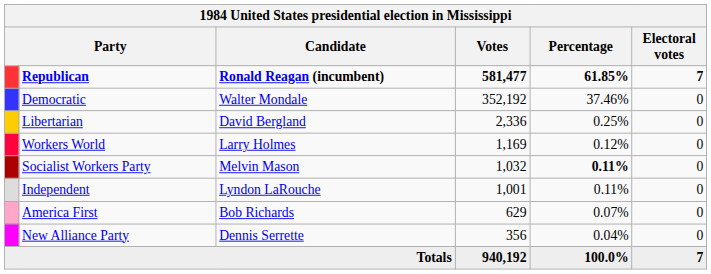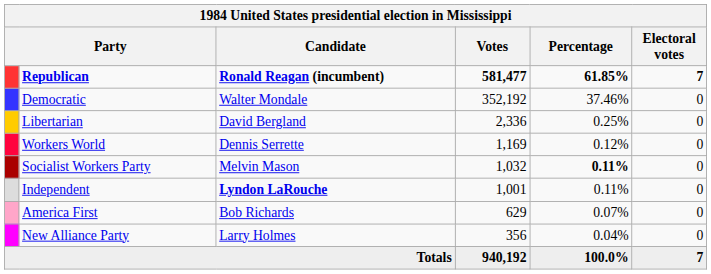(257, 144) Larry Holmes -> (262, 144) Dennis Serrette
(270, 190) normal -> (273, 190) bold
(262, 235) Dennis Serrette -> (257, 235) Larry Holmes
